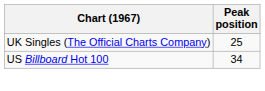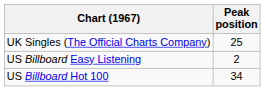+ row: (74, 59)
